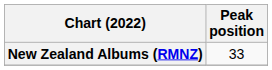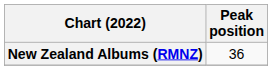(237, 53) 33 -> (237, 53) 36
